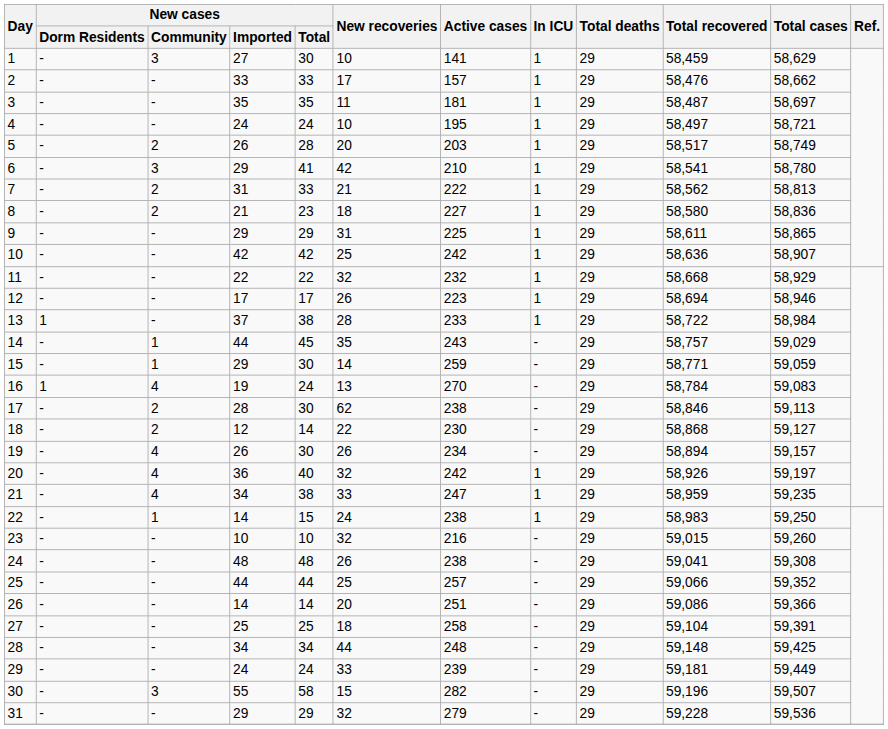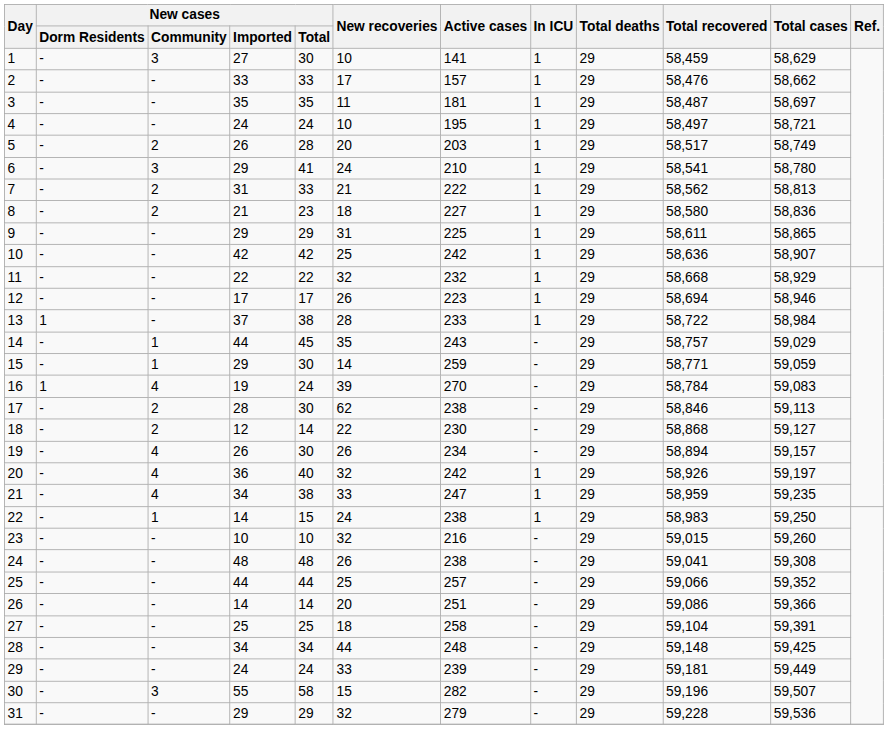(344, 168) 42 -> (344, 168) 24
(344, 386) 13 -> (344, 386) 39
